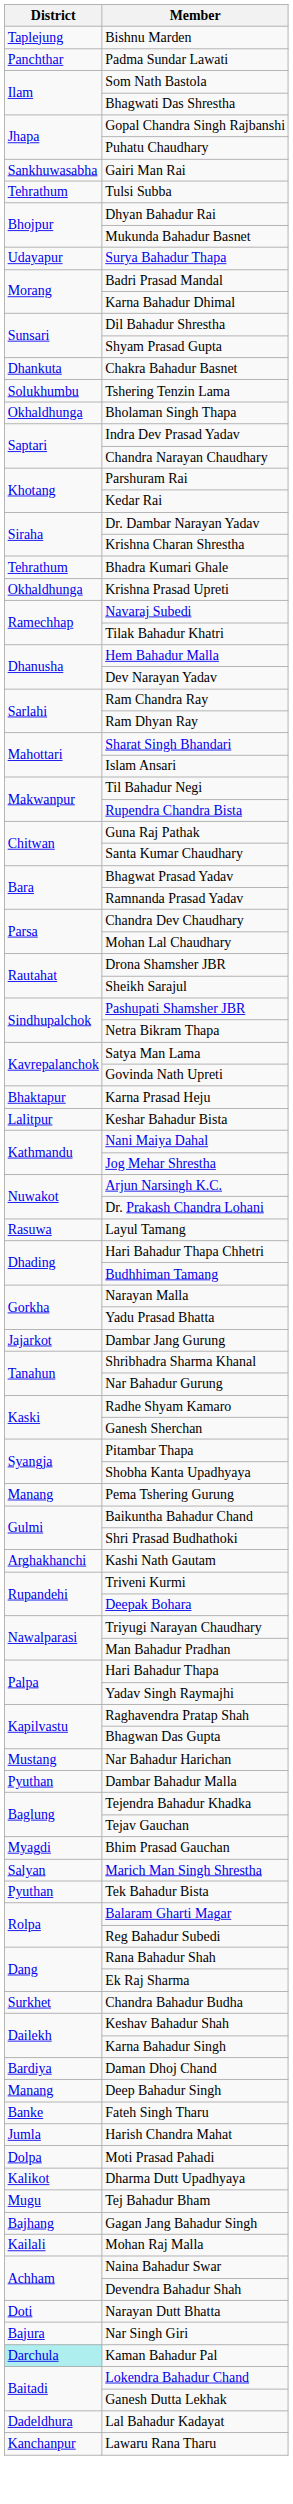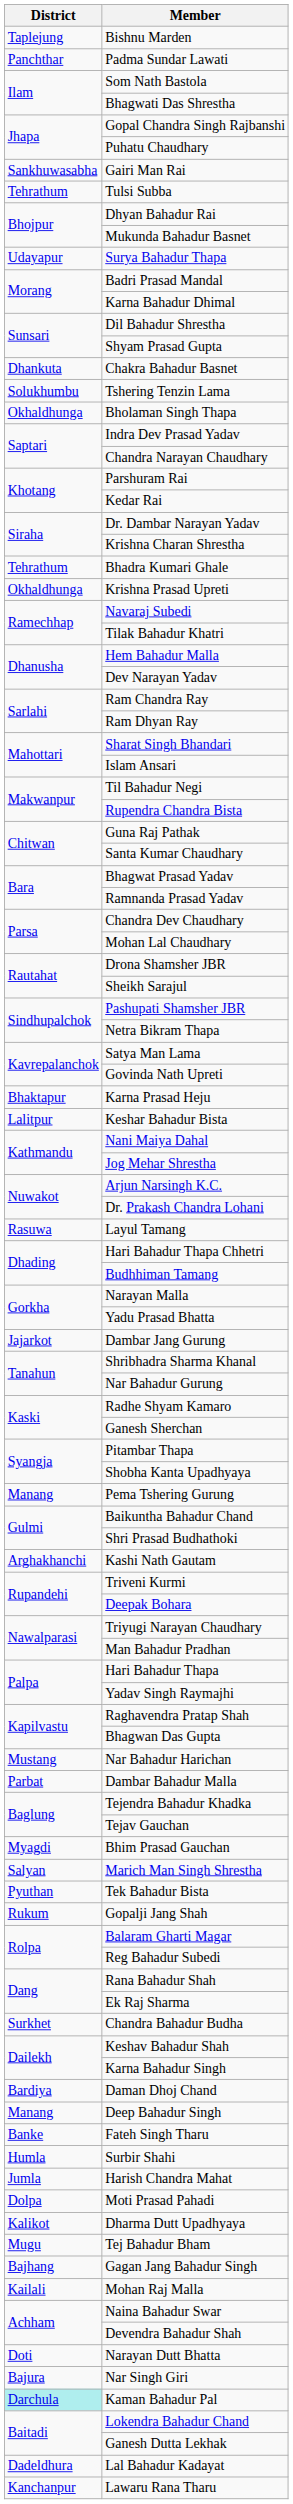(30, 1781) Pyuthan -> (25, 1781) Parbat
+ row: (156, 1914)
+ row: (140, 2156)
